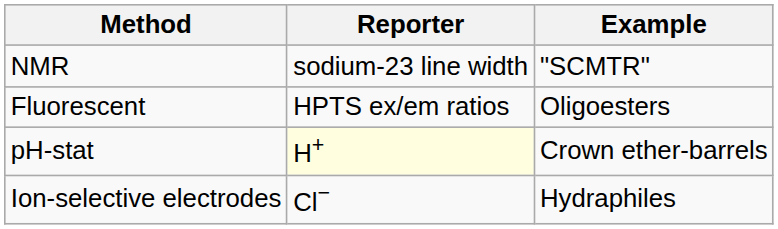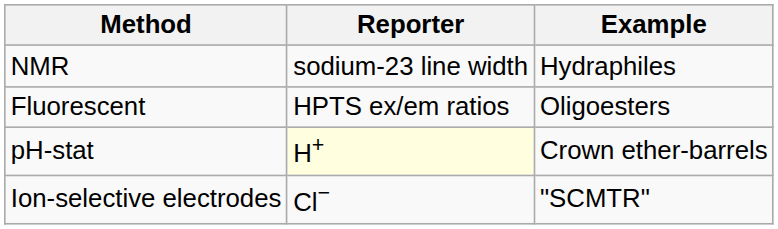(595, 65) "SCMTR" -> (608, 65) Hydraphiles
(608, 198) Hydraphiles -> (595, 198) "SCMTR"
